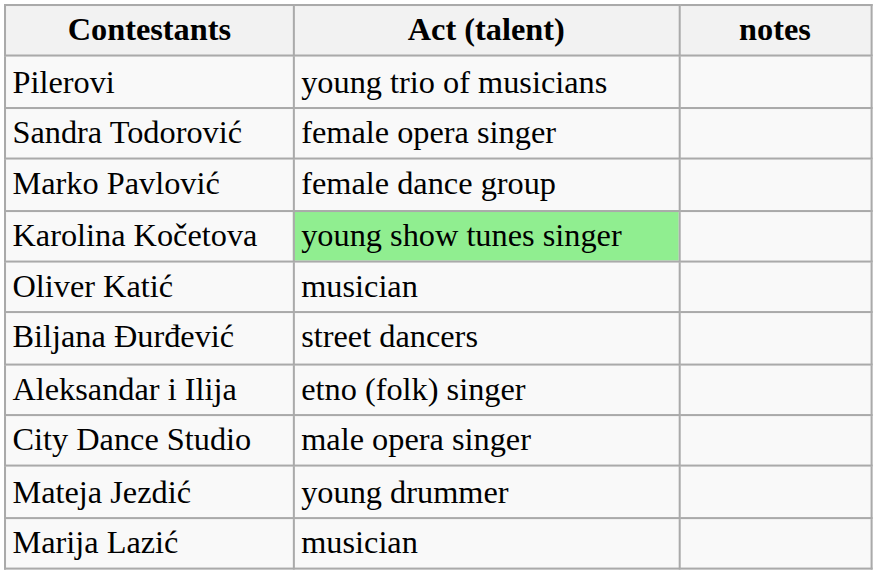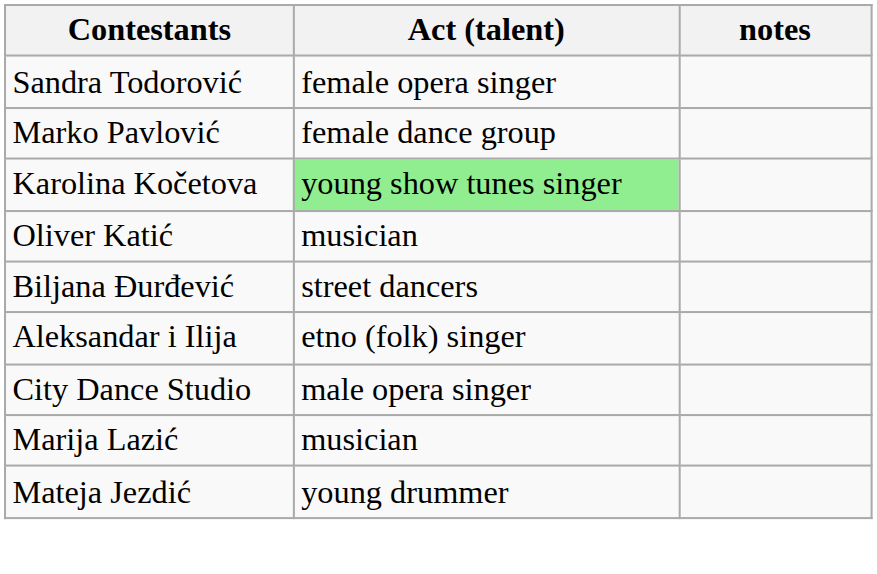- row: (64, 81)
rows swapped: (102, 491) <-> (95, 542)
